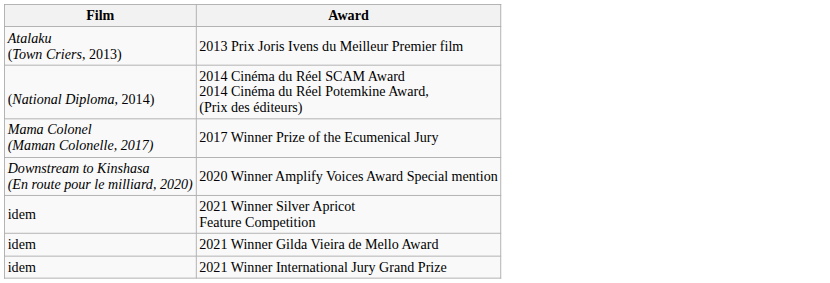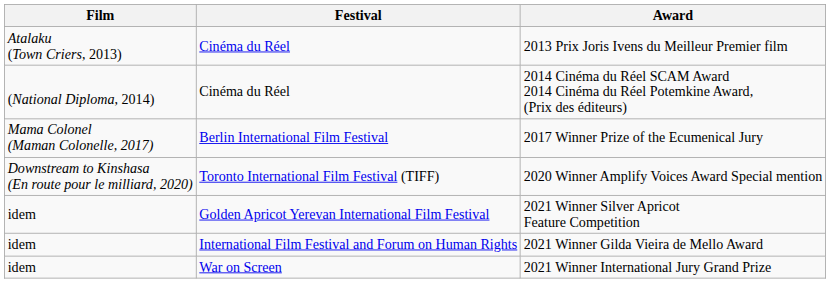+ column: (358, 15)
